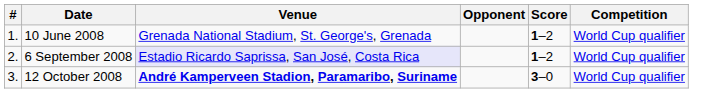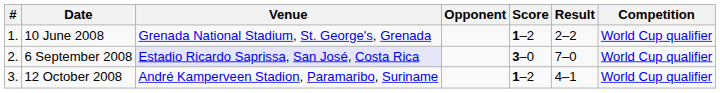+ column: (575, 14)
(542, 56) 1–2 -> (523, 56) 3–0
(298, 77) bold -> (288, 77) normal
(542, 77) 3–0 -> (523, 77) 1–2
